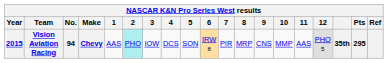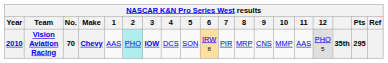(14, 44) 2015 -> (14, 44) 2010
(71, 44) 94 -> (71, 44) 70
(152, 44) normal -> (152, 44) bold
